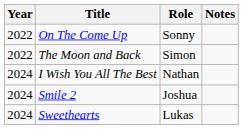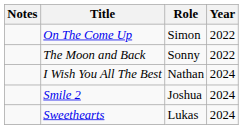columns swapped: (20, 14) <-> (220, 14)
(179, 34) Sonny -> (184, 34) Simon
(179, 54) Simon -> (184, 54) Sonny
